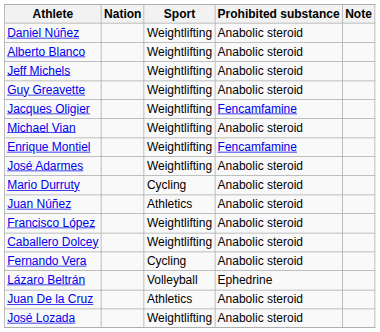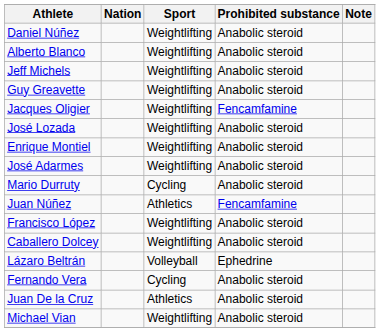rows swapped: (41, 128) <-> (41, 318)
(257, 147) Fencamfamine -> (260, 147) Anabolic steroid
(260, 204) Anabolic steroid -> (257, 204) Fencamfamine
rows swapped: (47, 261) <-> (46, 280)
